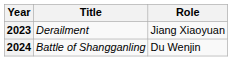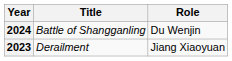rows swapped: (19, 30) <-> (19, 47)
